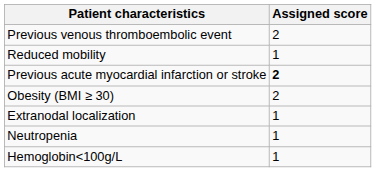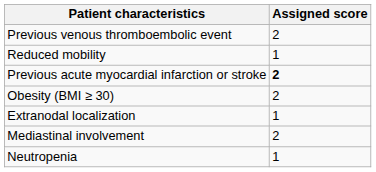+ row: (76, 136)
- row: (65, 156)
